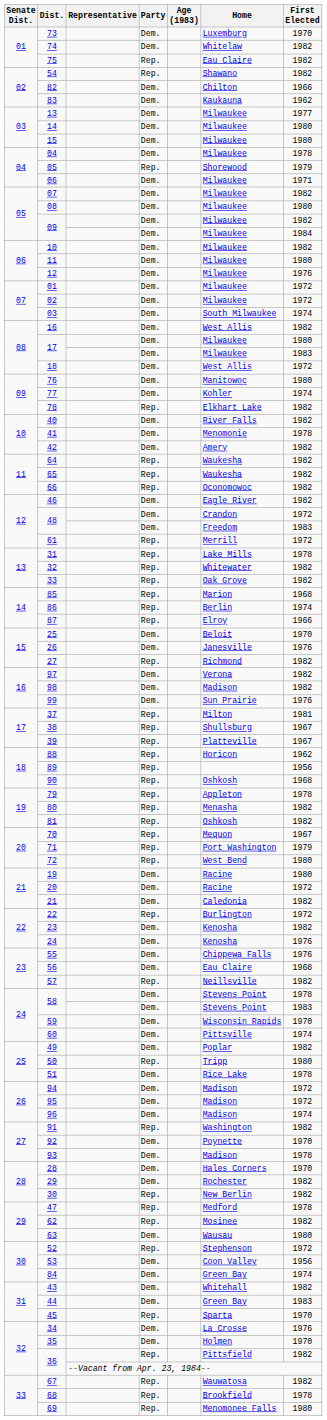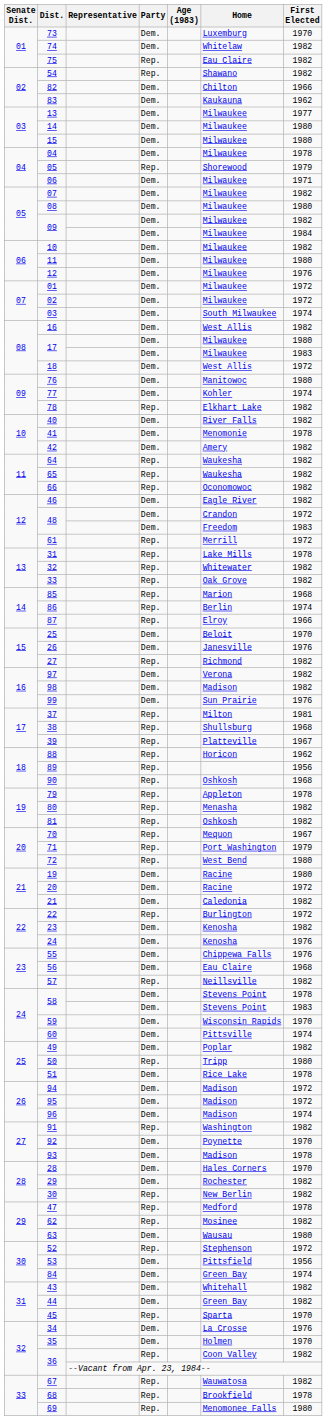(302, 728) 1967 -> (302, 728) 1968
(230, 1262) Coon Valley -> (227, 1262) Pittsfield
(302, 1302) 1983 -> (302, 1302) 1982
(227, 1355) Pittsfield -> (230, 1355) Coon Valley
